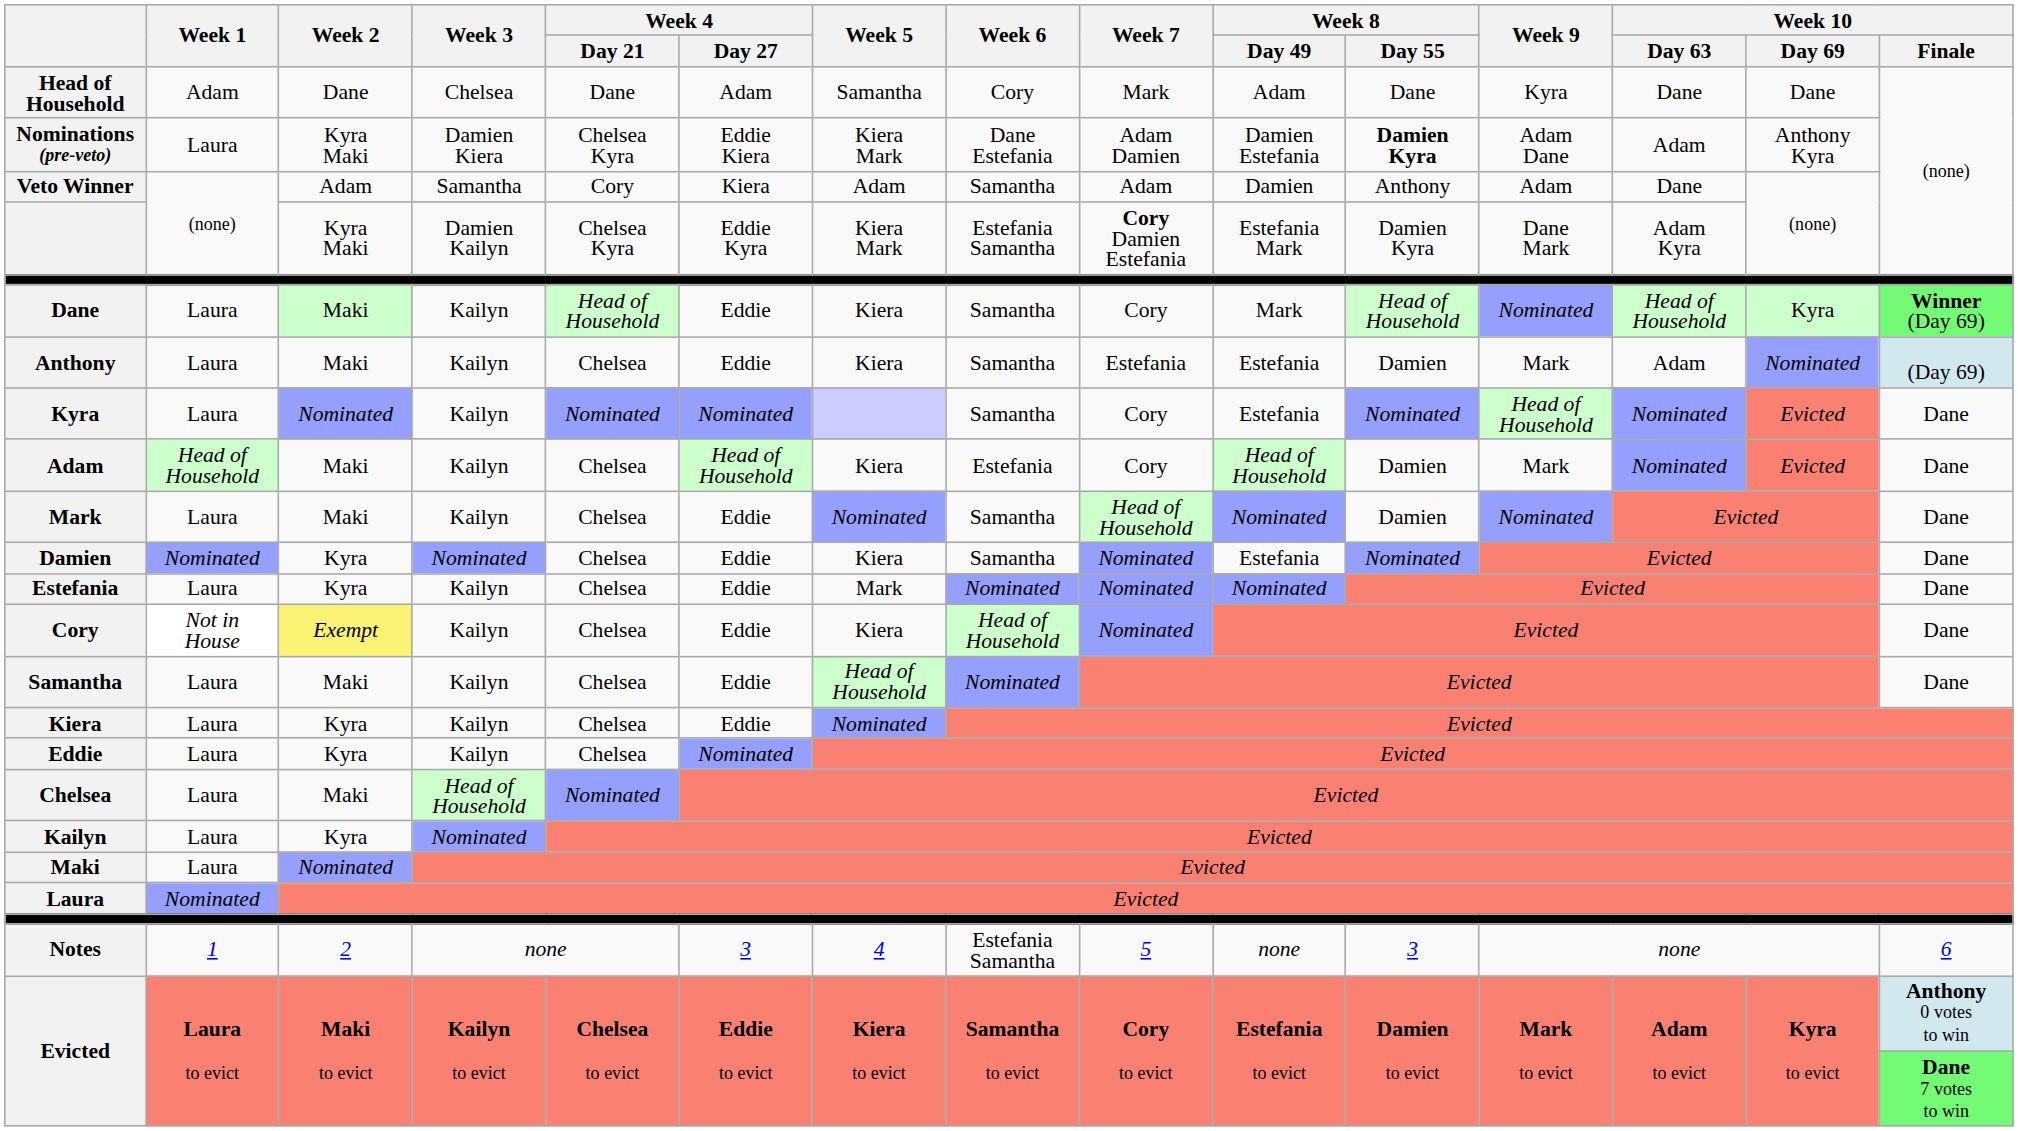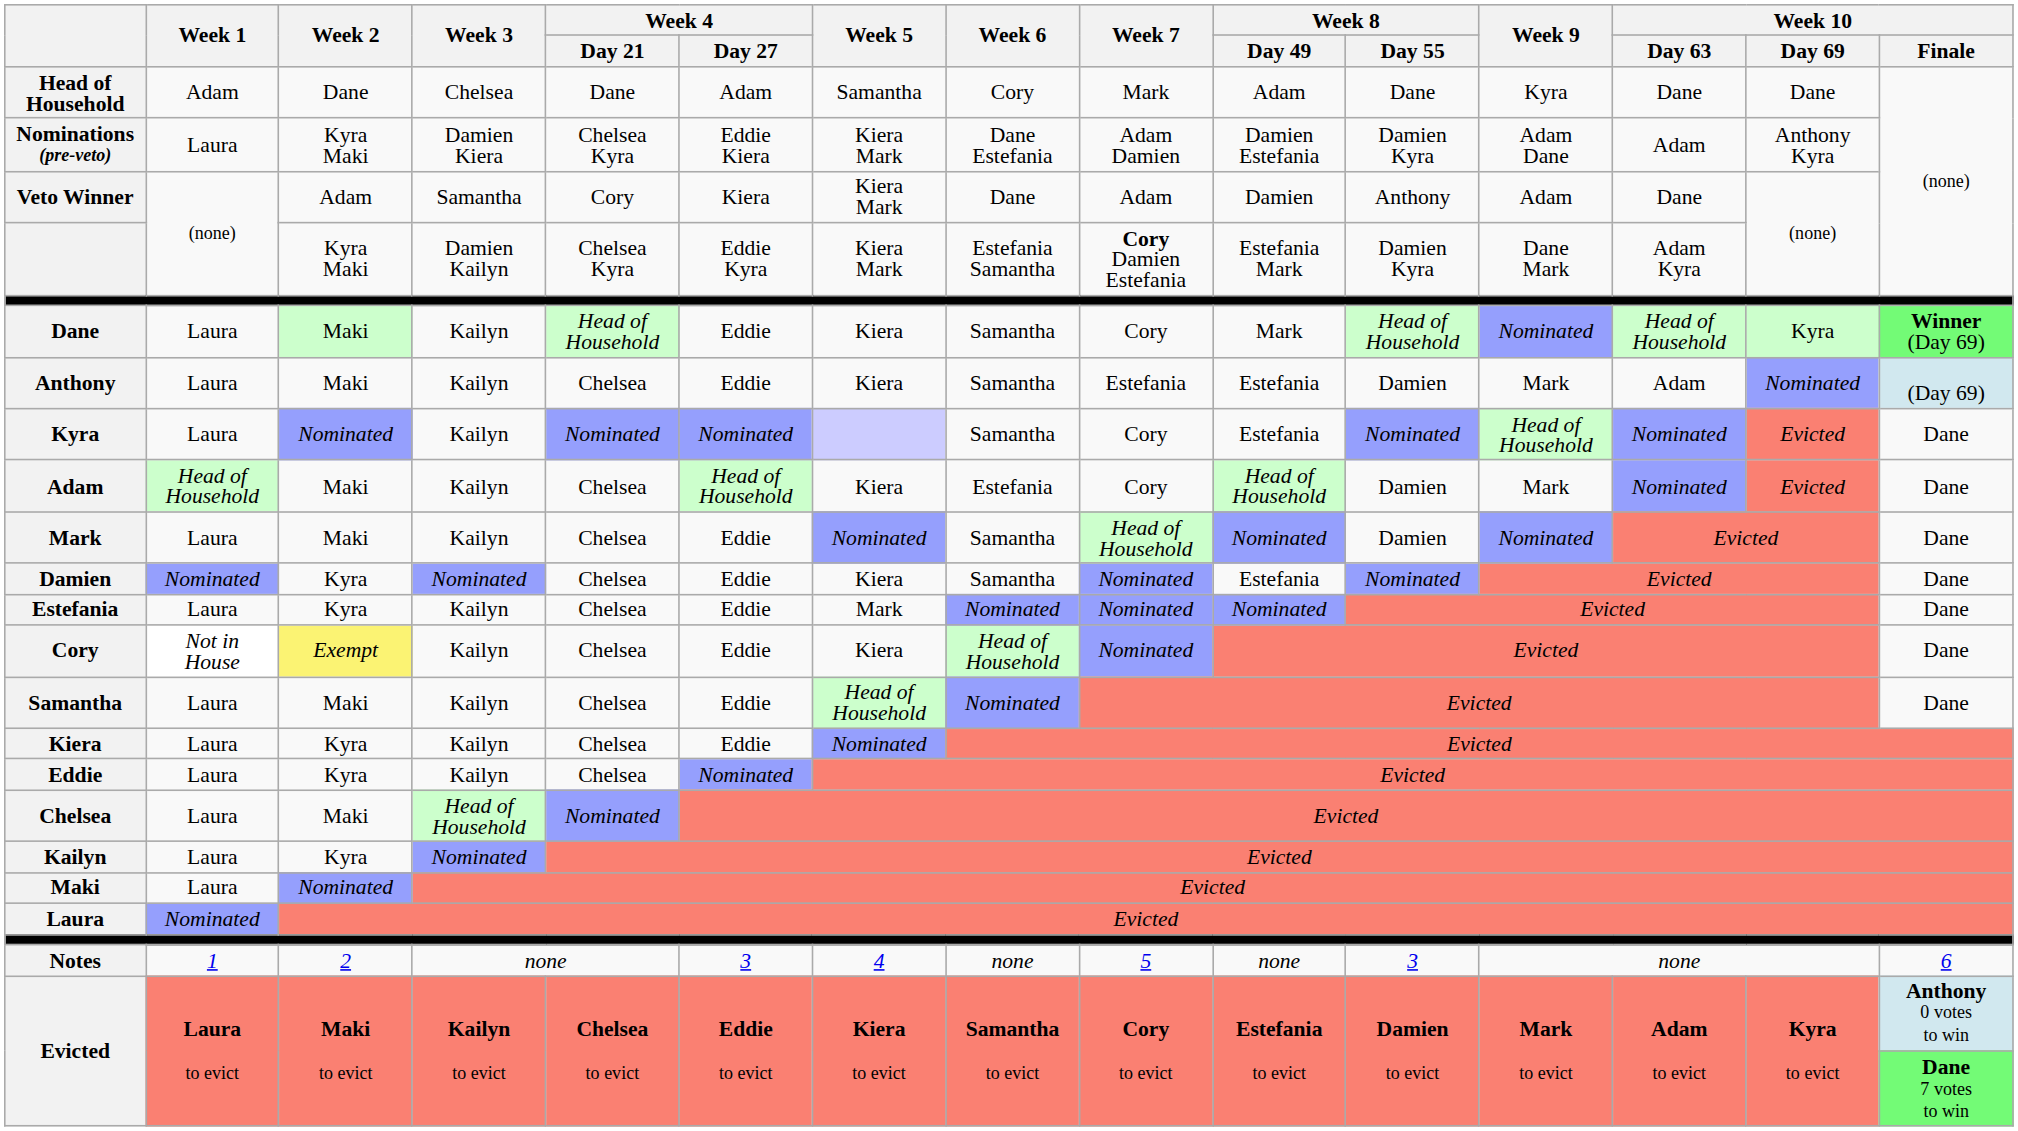(1413, 144) bold -> (1413, 144) normal
(879, 186) Adam -> (879, 197) Kiera Mark
(1012, 186) Samantha -> (1012, 197) Dane
(1012, 949) Estefania Samantha -> (1012, 960) none
